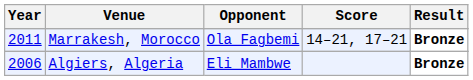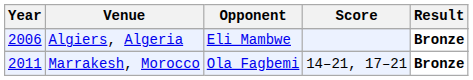rows swapped: (124, 40) <-> (116, 63)
